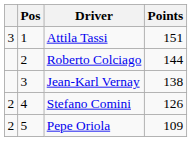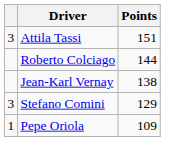- column: (30, 15)
(11, 103) 2 -> (11, 103) 3
(173, 103) 126 -> (147, 103) 129
(11, 125) 2 -> (11, 125) 1
